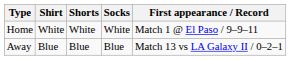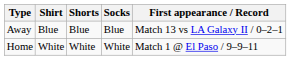rows swapped: (20, 30) <-> (19, 47)
